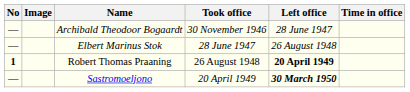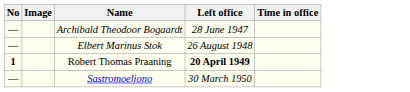- column: (227, 12)
(304, 78) bold -> (220, 78) normal
